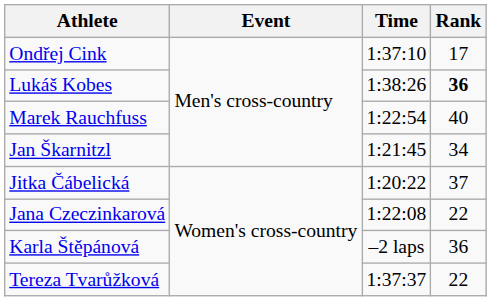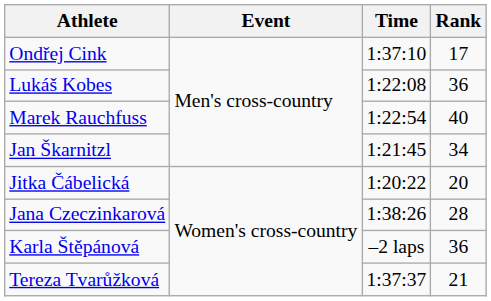(396, 85) 1:38:26 -> (396, 85) 1:22:08
(458, 85) bold -> (458, 85) normal
(458, 182) 37 -> (458, 182) 20
(396, 214) 1:22:08 -> (396, 214) 1:38:26
(458, 214) 22 -> (458, 214) 28
(458, 279) 22 -> (458, 279) 21
